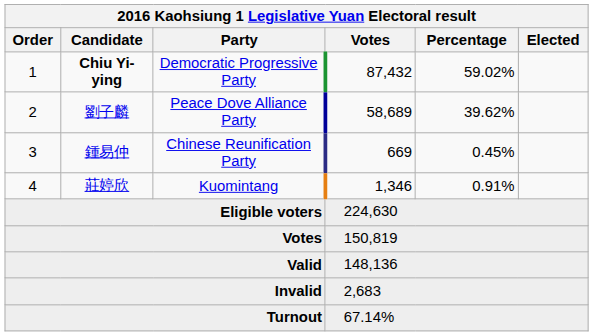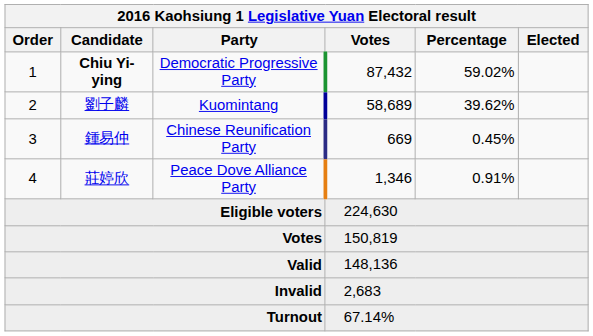(239, 112) Peace Dove Alliance Party -> (239, 105) Kuomintang
(239, 185) Kuomintang -> (239, 178) Peace Dove Alliance Party
